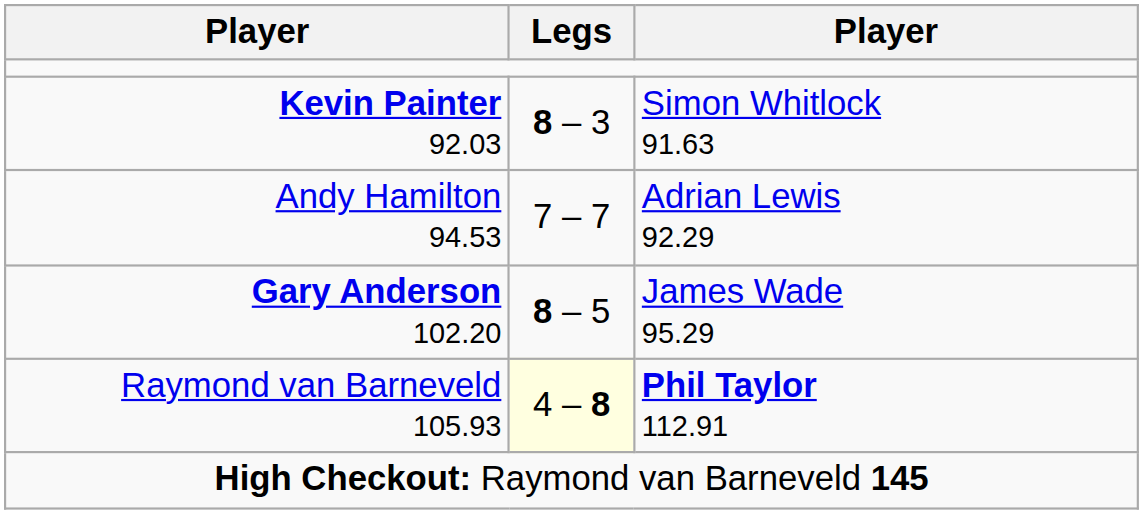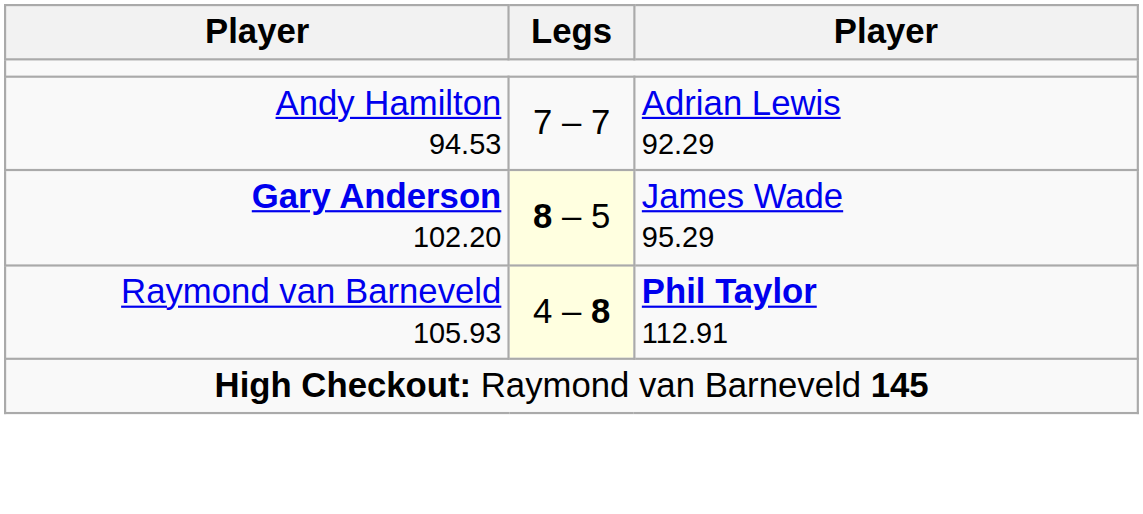- row: (390, 122)
(572, 310) no background -> (572, 216) lightyellow background
